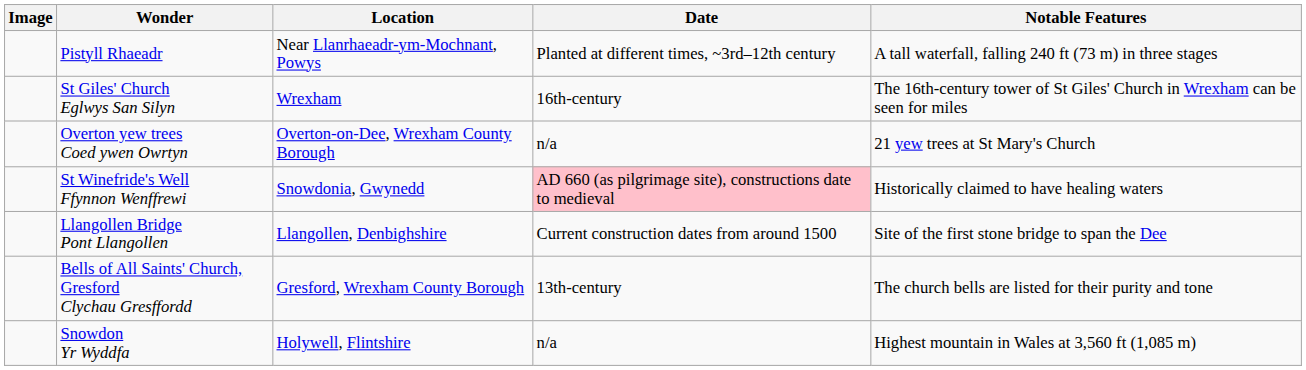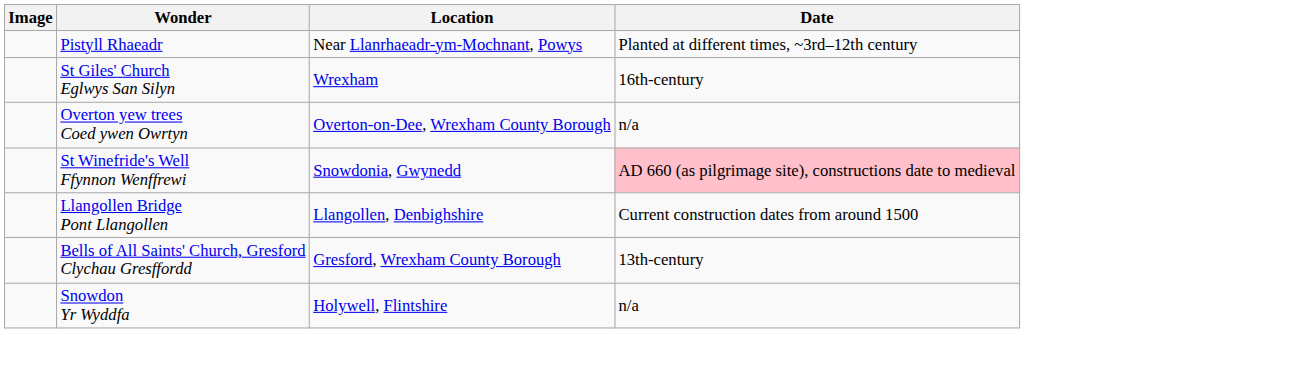- column: (1086, 17)
